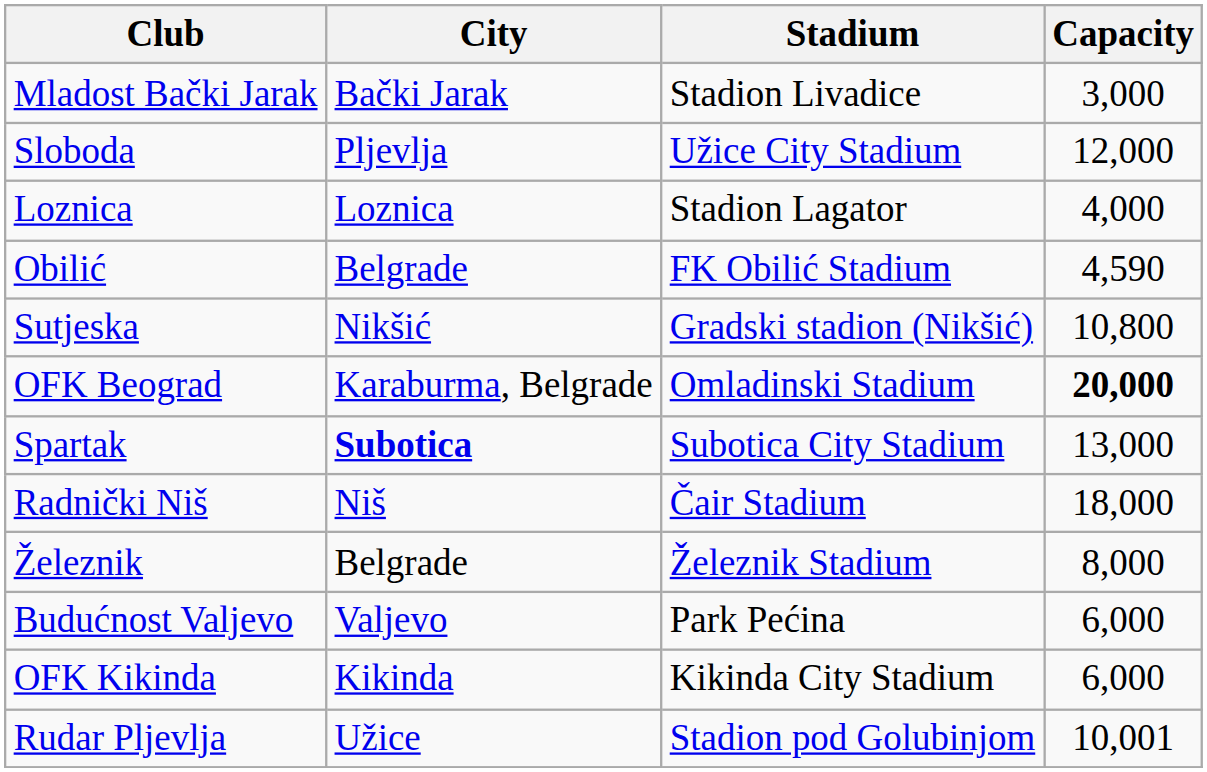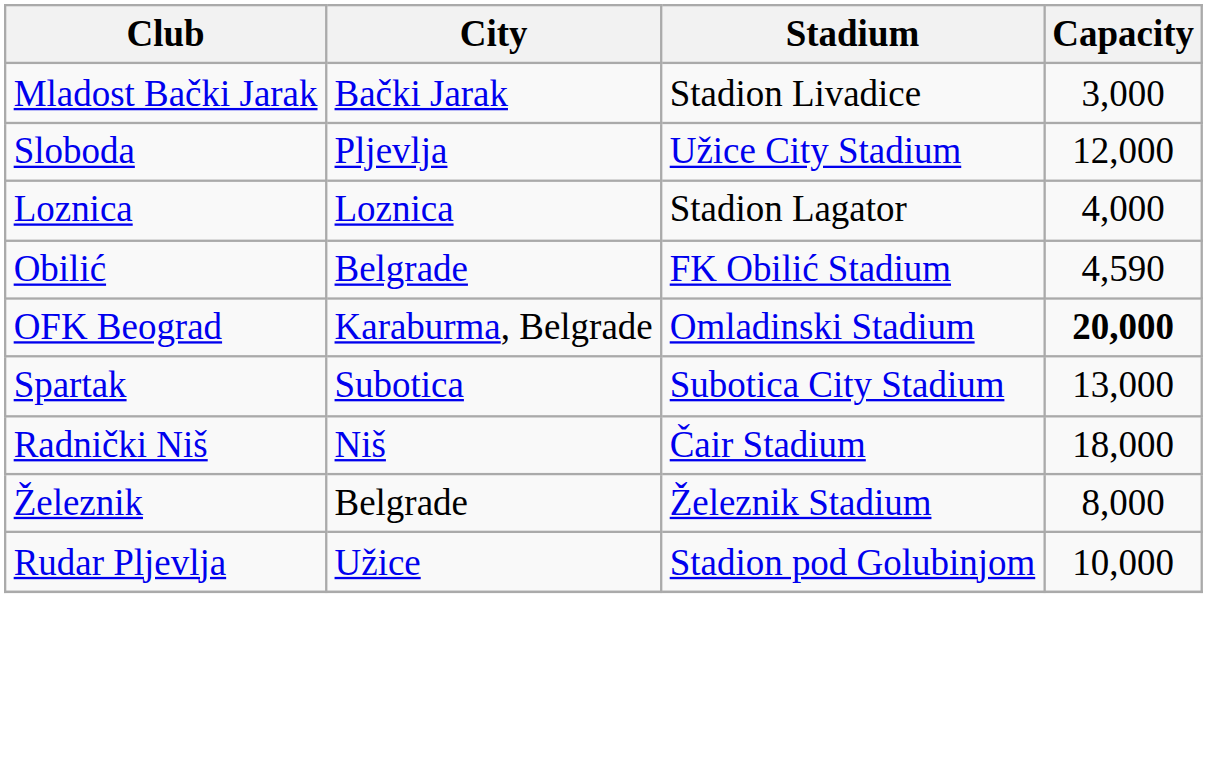- row: (76, 326)
(403, 444) bold -> (399, 385) normal
- row: (153, 619)
- row: (115, 678)
(1123, 737) 10,001 -> (1123, 561) 10,000
